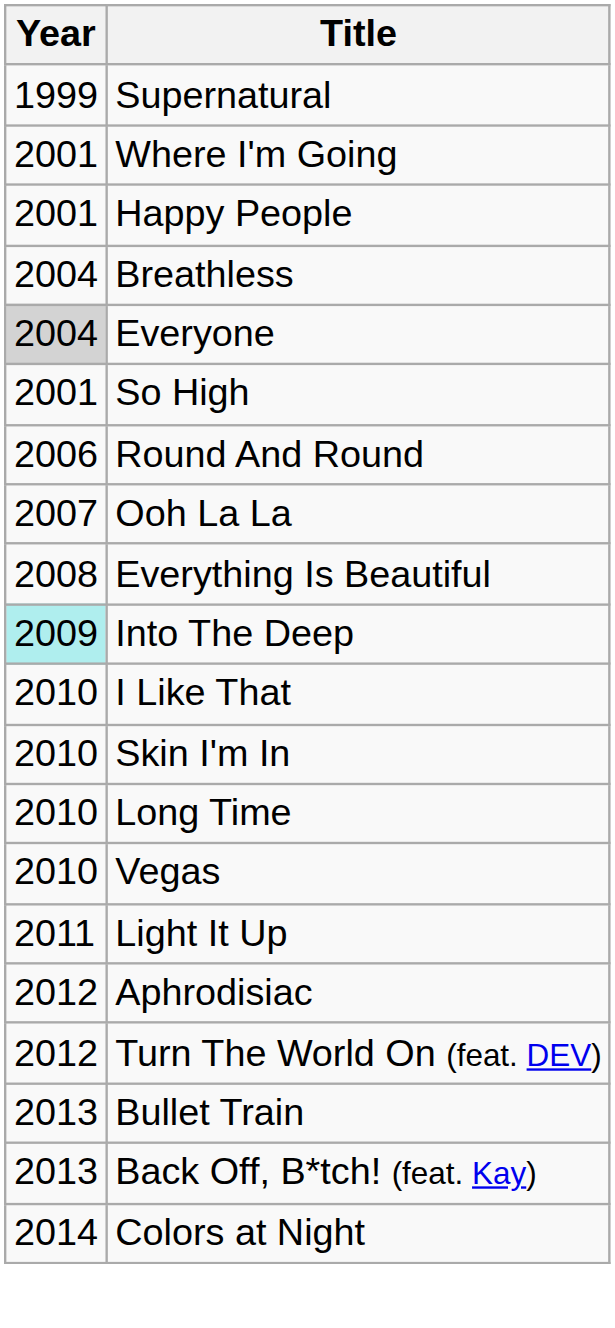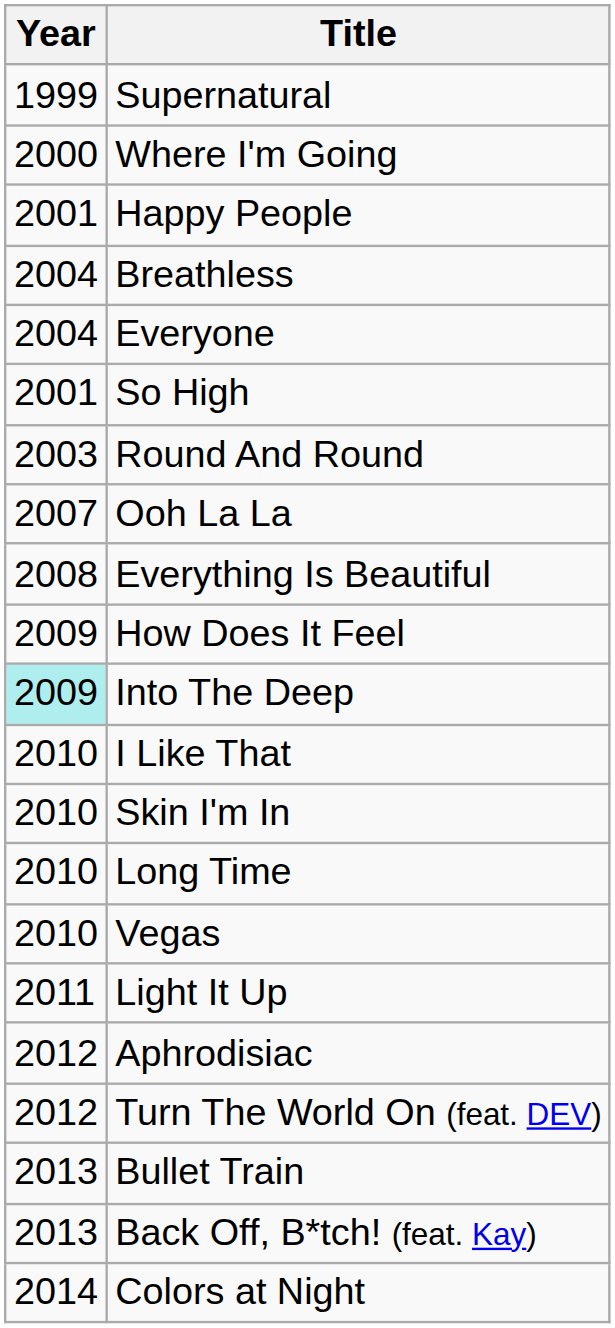(56, 154) 2001 -> (56, 154) 2000
(56, 333) lightgrey background -> (56, 333) no background
(56, 453) 2006 -> (56, 453) 2003
+ row: (260, 633)
